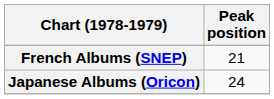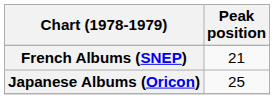(237, 81) 24 -> (237, 81) 25
